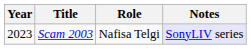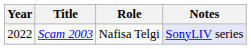(20, 34) 2023 -> (20, 34) 2022
